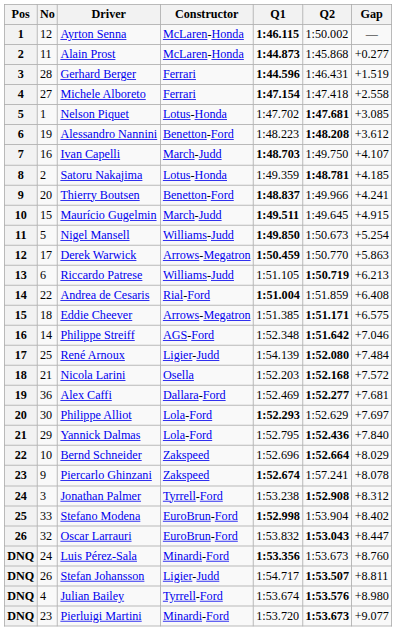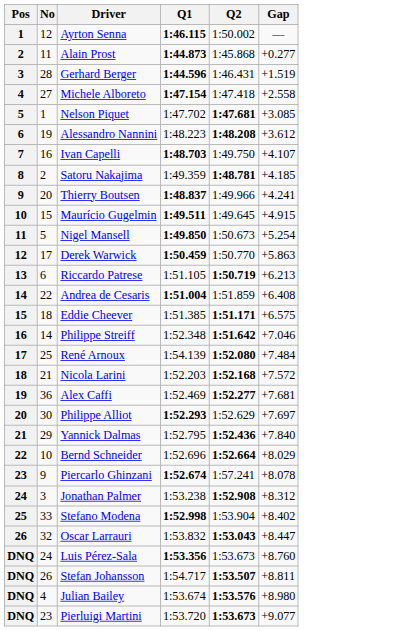- column: (207, 14)
